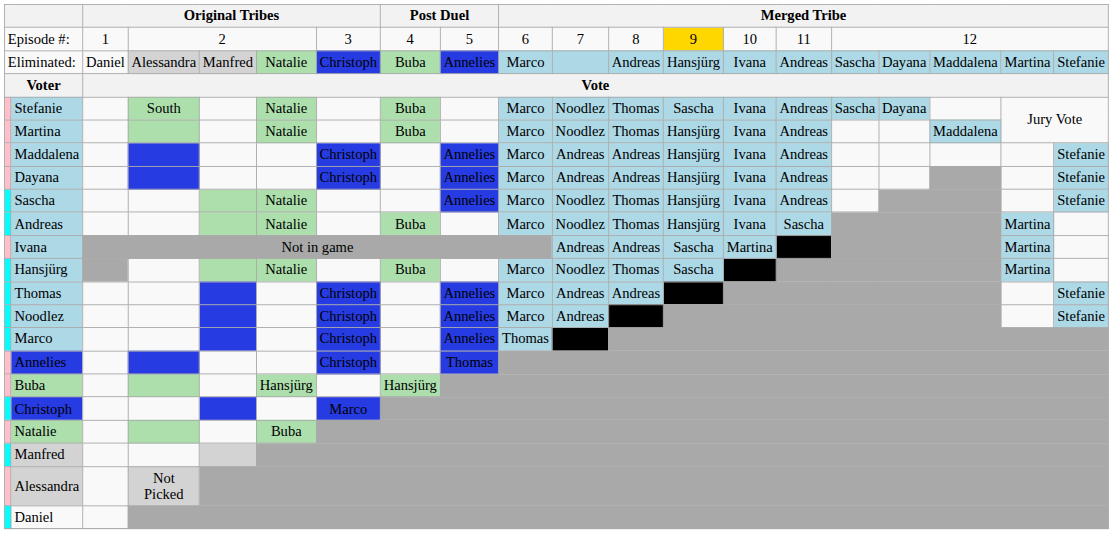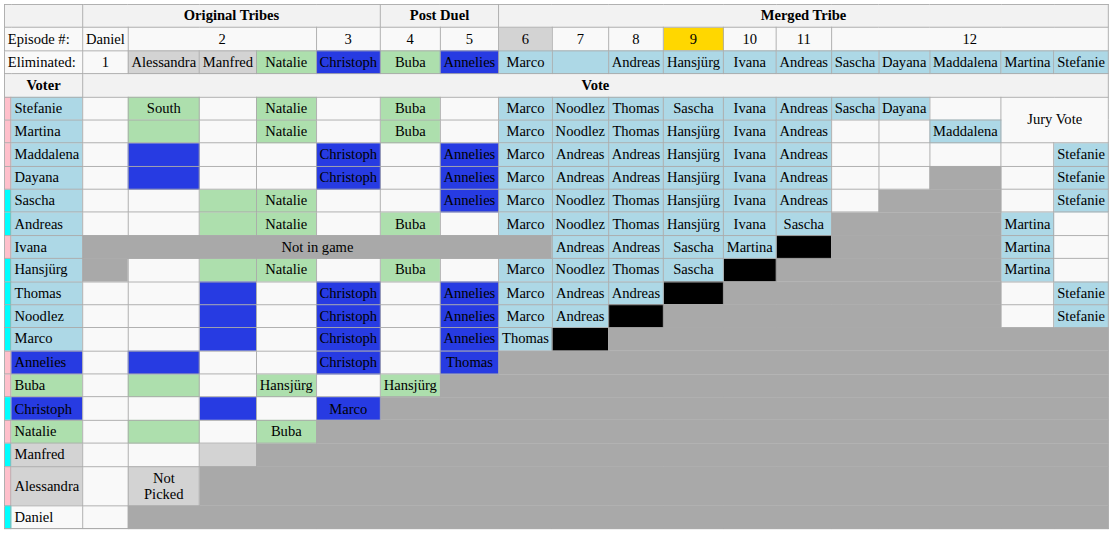(105, 39) 1 -> (105, 39) Daniel
(525, 39) no background -> (525, 39) lightgrey background
(105, 62) Daniel -> (105, 62) 1
